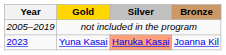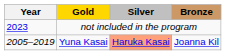(31, 27) 2005–2019 -> (17, 27) 2023
(17, 42) 2023 -> (31, 42) 2005–2019
